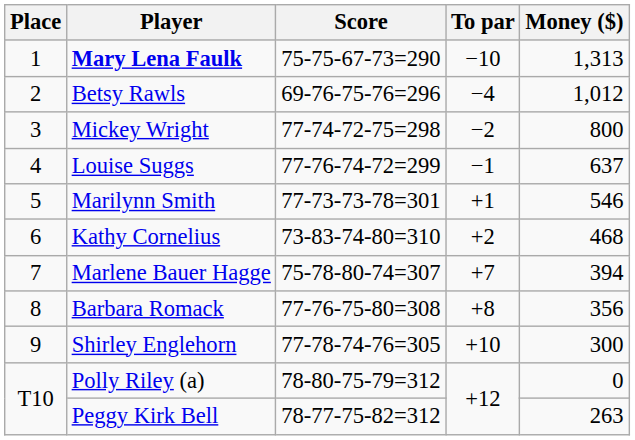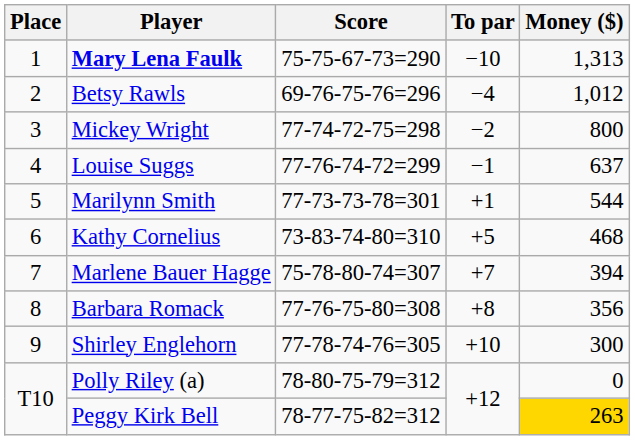(607, 201) 546 -> (607, 201) 544
(483, 237) +2 -> (483, 237) +5
(607, 415) no background -> (607, 415) gold background
